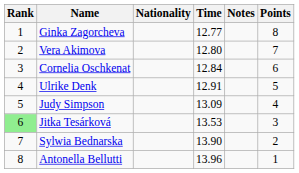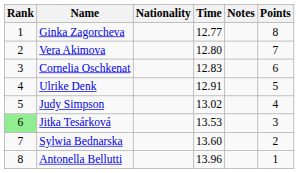(209, 68) 12.84 -> (209, 68) 12.83
(209, 104) 13.09 -> (209, 104) 13.02
(209, 141) 13.90 -> (209, 141) 13.60
